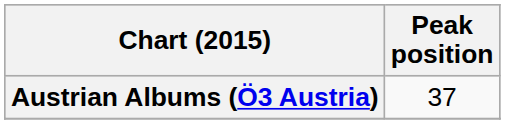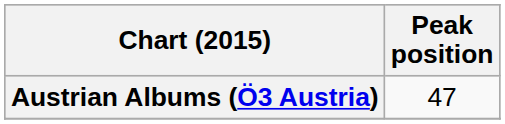(442, 97) 37 -> (442, 97) 47
